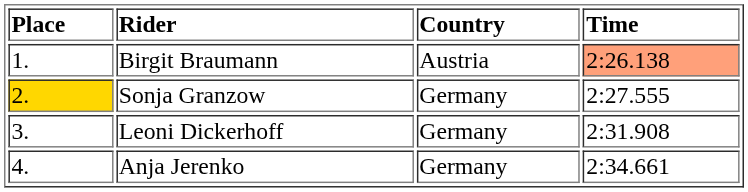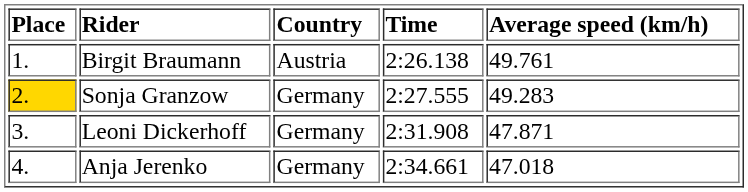+ column: (599, 24)
(628, 60) lightsalmon background -> (427, 60) no background
